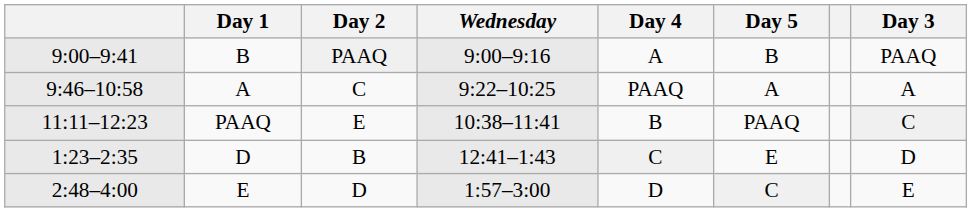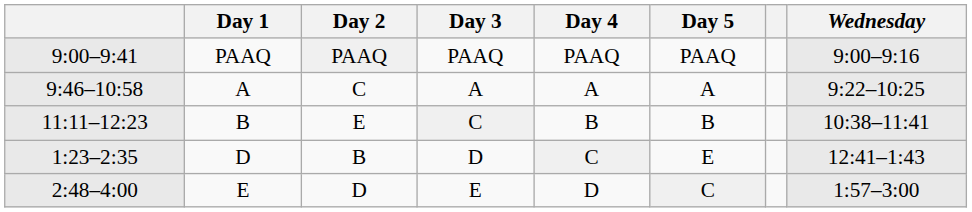columns swapped: (908, 21) <-> (507, 21)
(243, 55) B -> (243, 55) PAAQ
(655, 55) A -> (592, 55) PAAQ
(772, 55) B -> (708, 55) PAAQ
(655, 88) PAAQ -> (592, 88) A
(243, 122) PAAQ -> (243, 122) B
(772, 122) PAAQ -> (708, 122) B
